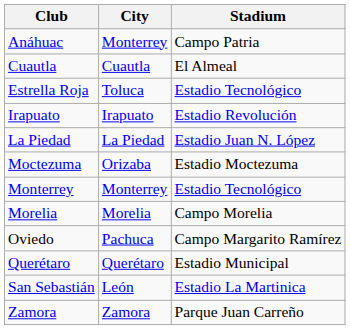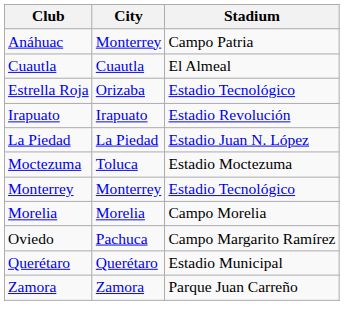(123, 90) Toluca -> (120, 90) Orizaba
(126, 164) Orizaba -> (117, 164) Toluca
- row: (51, 287)
